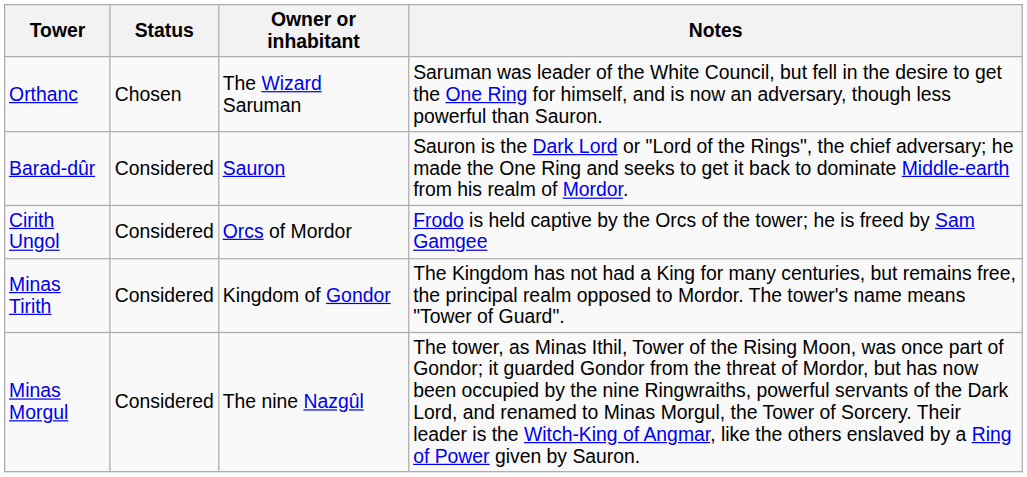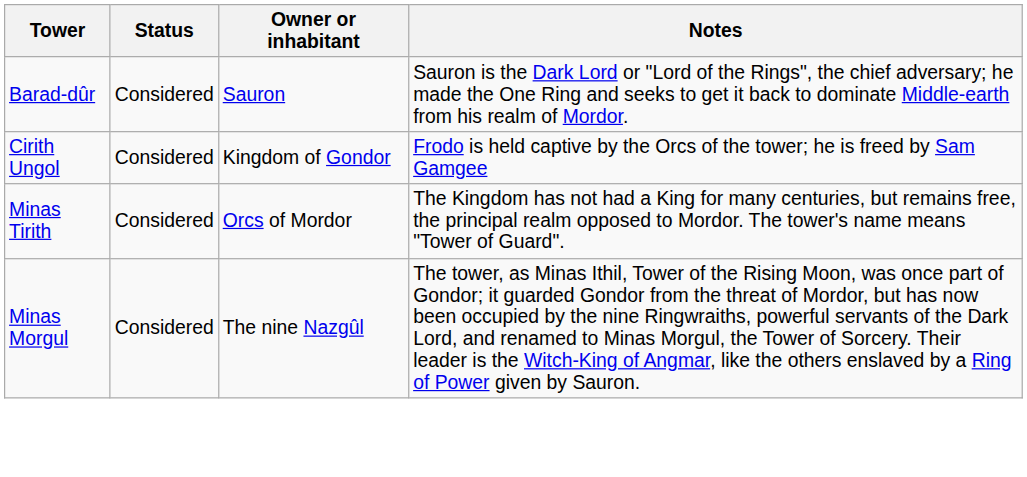- row: (44, 94)
(287, 231) Orcs of Mordor -> (307, 157) Kingdom of Gondor
(307, 295) Kingdom of Gondor -> (287, 220) Orcs of Mordor
